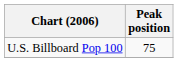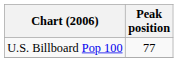(149, 47) 75 -> (149, 47) 77
